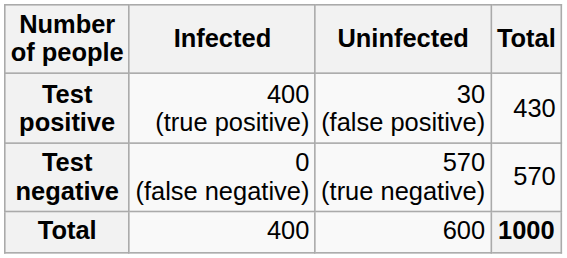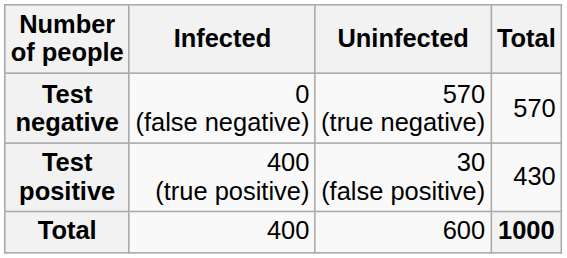rows swapped: (67, 107) <-> (67, 176)
